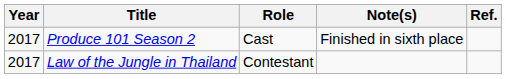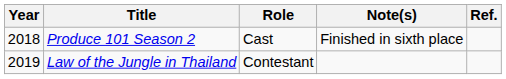(24, 39) 2017 -> (24, 39) 2018
(24, 62) 2017 -> (24, 62) 2019
